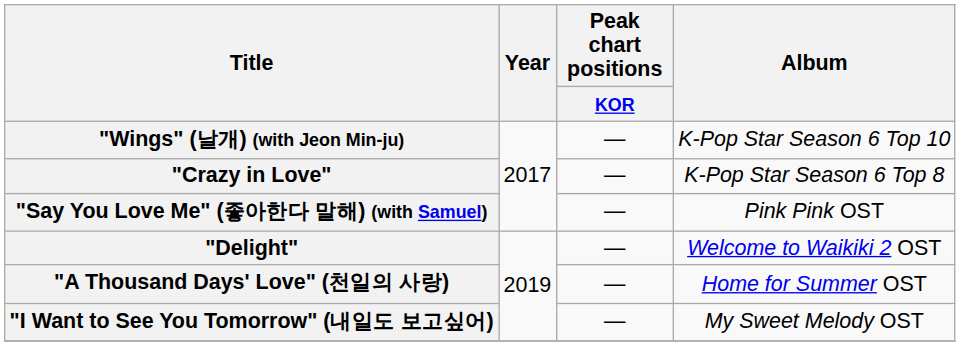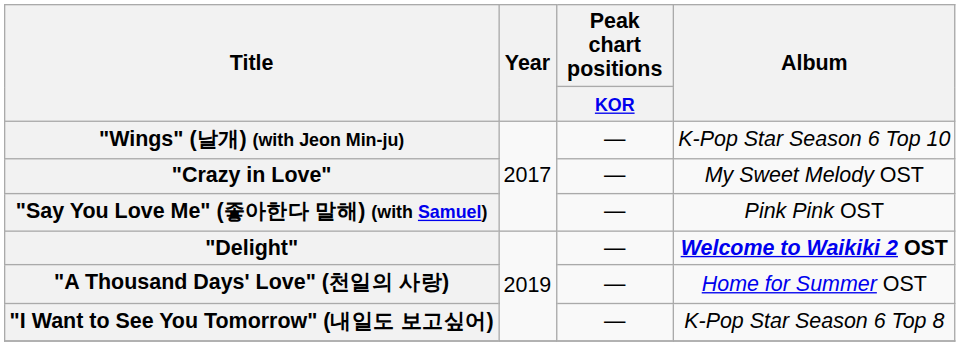(814, 175) K-Pop Star Season 6 Top 8 -> (814, 175) My Sweet Melody OST
(814, 247) normal -> (814, 247) bold
(814, 321) My Sweet Melody OST -> (814, 321) K-Pop Star Season 6 Top 8
